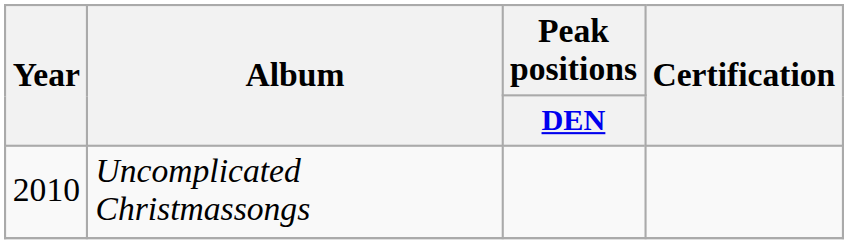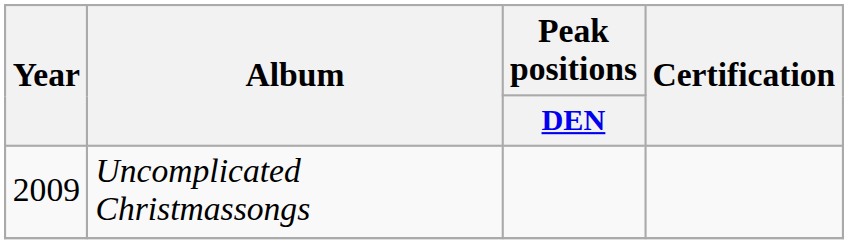(46, 191) 2010 -> (46, 191) 2009
